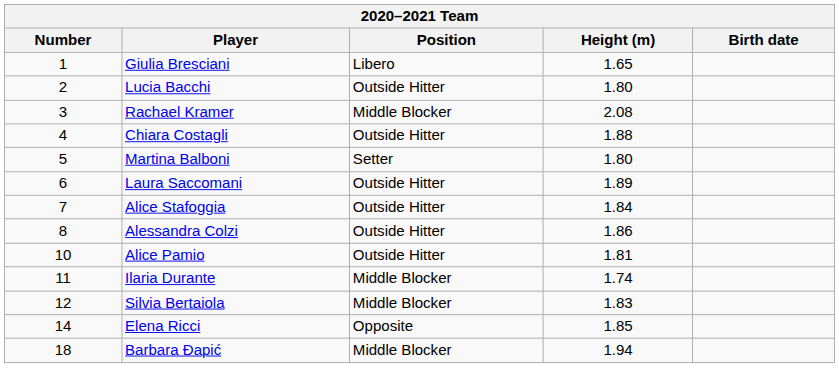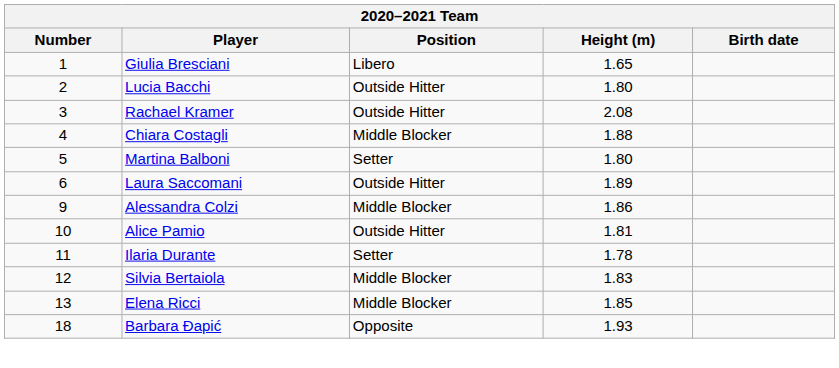(402, 111) Middle Blocker -> (399, 111) Outside Hitter
(399, 135) Outside Hitter -> (402, 135) Middle Blocker
- row: (175, 207)
(63, 231) 8 -> (63, 207) 9
(399, 231) Outside Hitter -> (402, 207) Middle Blocker
(402, 278) Middle Blocker -> (373, 254) Setter
(618, 278) 1.74 -> (618, 254) 1.78
(63, 326) 14 -> (63, 302) 13
(383, 326) Opposite -> (402, 302) Middle Blocker
(402, 350) Middle Blocker -> (383, 326) Opposite
(618, 350) 1.94 -> (618, 326) 1.93
